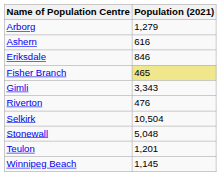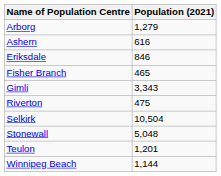(142, 73) khaki background -> (142, 73) no background
(142, 103) 476 -> (142, 103) 475
(146, 164) 1,145 -> (146, 164) 1,144
